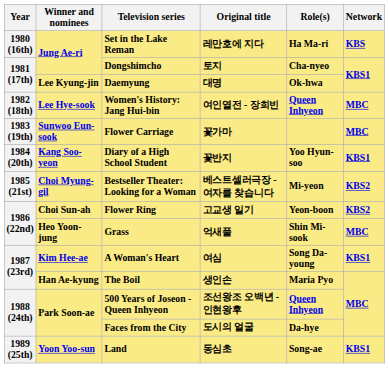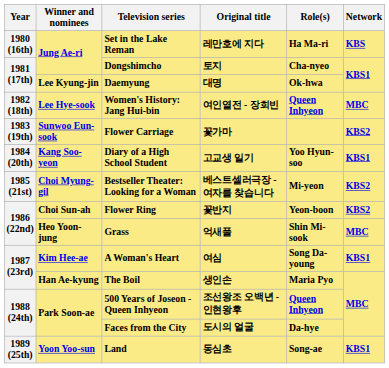(357, 131) MBC -> (358, 131) KBS2
(217, 157) 꽃반지 -> (228, 157) 고교생 일기
(228, 209) 고교생 일기 -> (217, 209) 꽃반지
